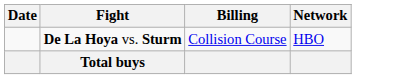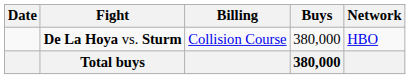+ column: (317, 16)
